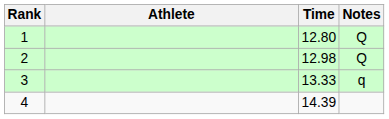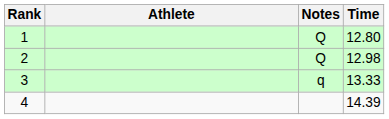columns swapped: (319, 15) <-> (362, 15)
